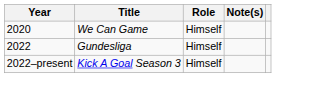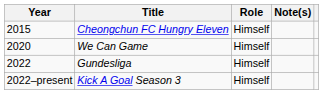+ row: (153, 30)
